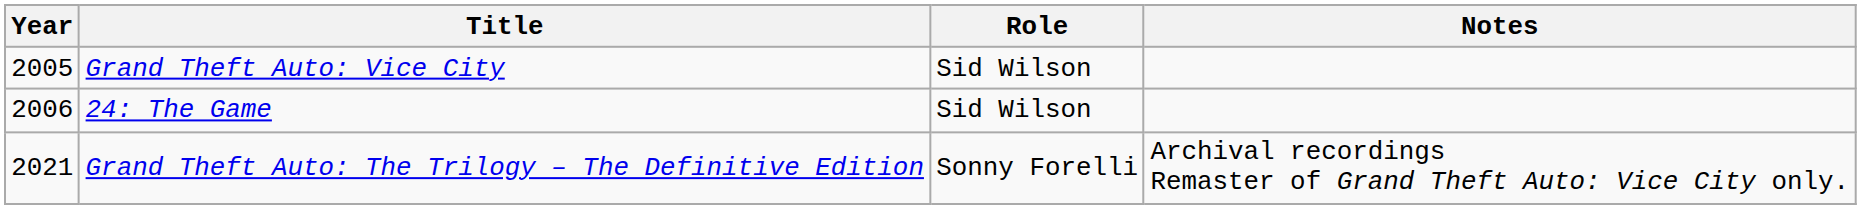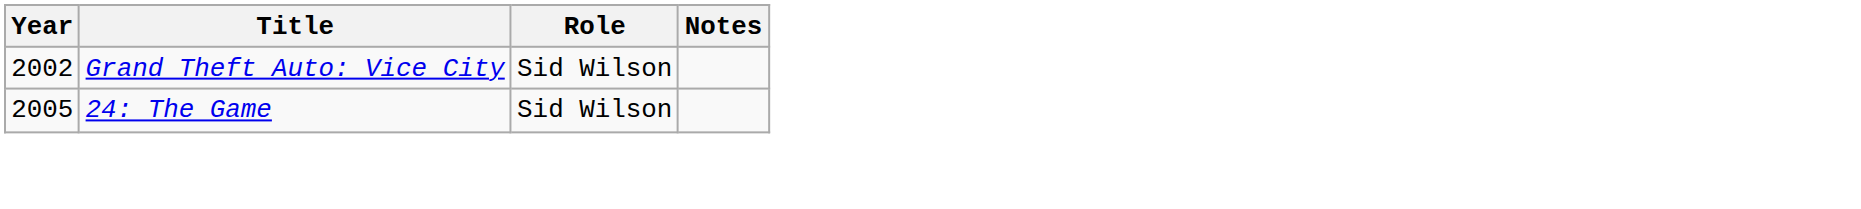(42, 68) 2005 -> (42, 68) 2002
(42, 110) 2006 -> (42, 110) 2005
- row: (505, 167)
